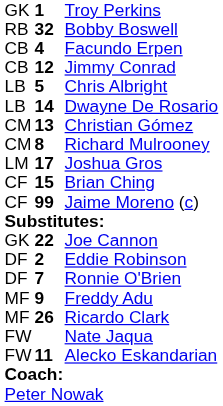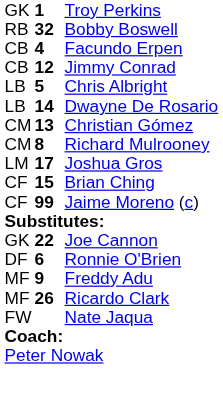- row: (126, 259)
(39, 278) 7 -> (39, 259) 6
- row: (141, 355)
